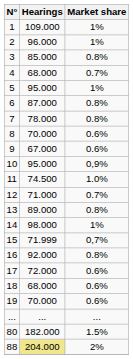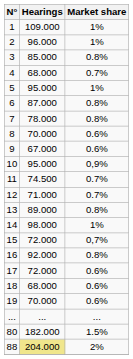(97, 179) 1.0% -> (97, 179) 0.7%
(42, 240) 71.999 -> (42, 240) 72.000
